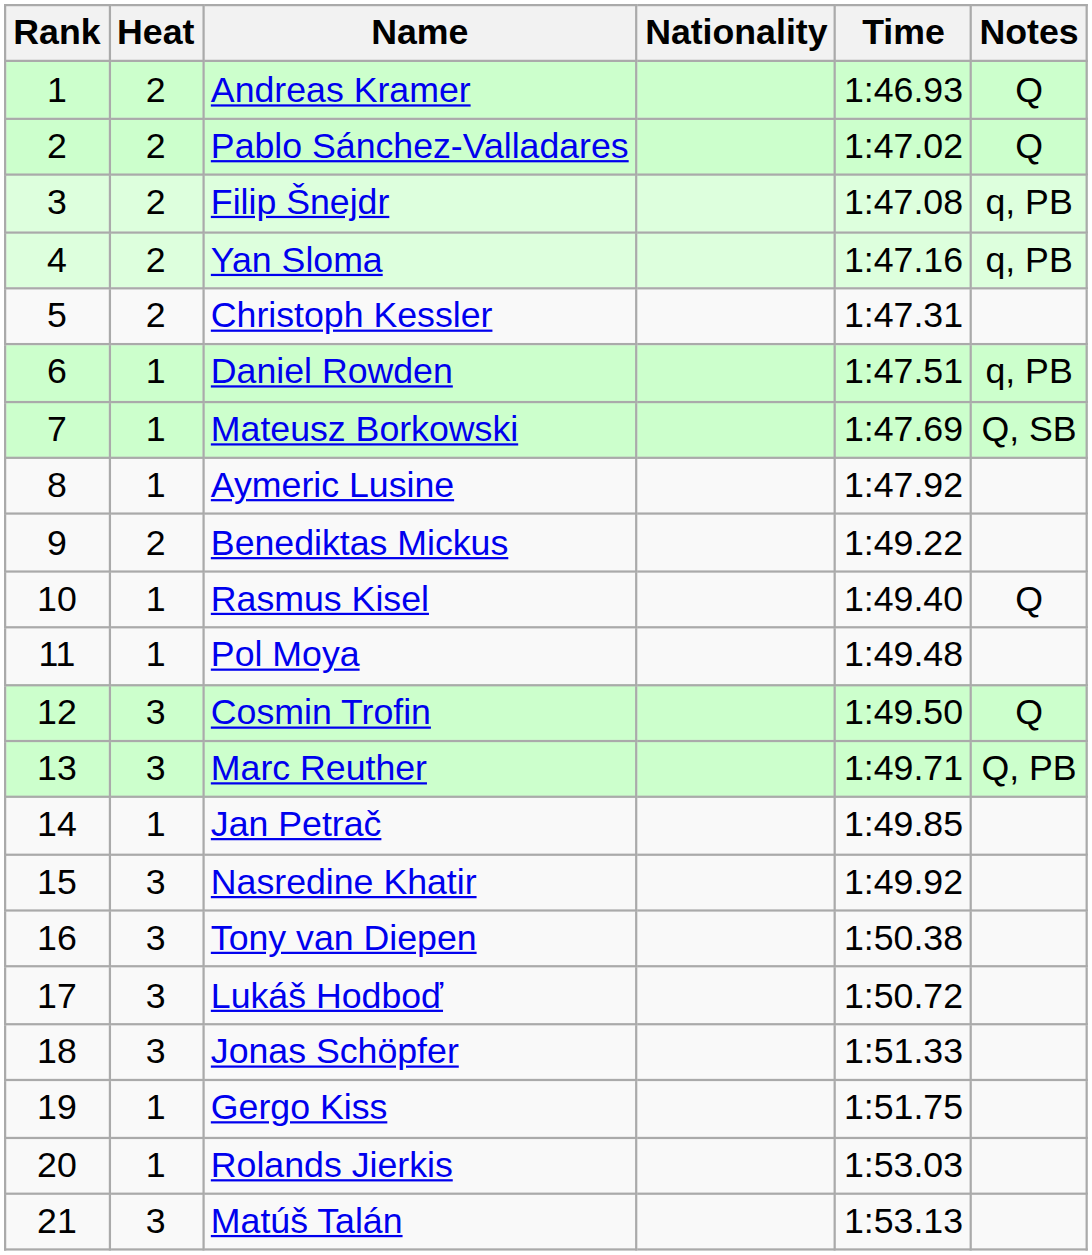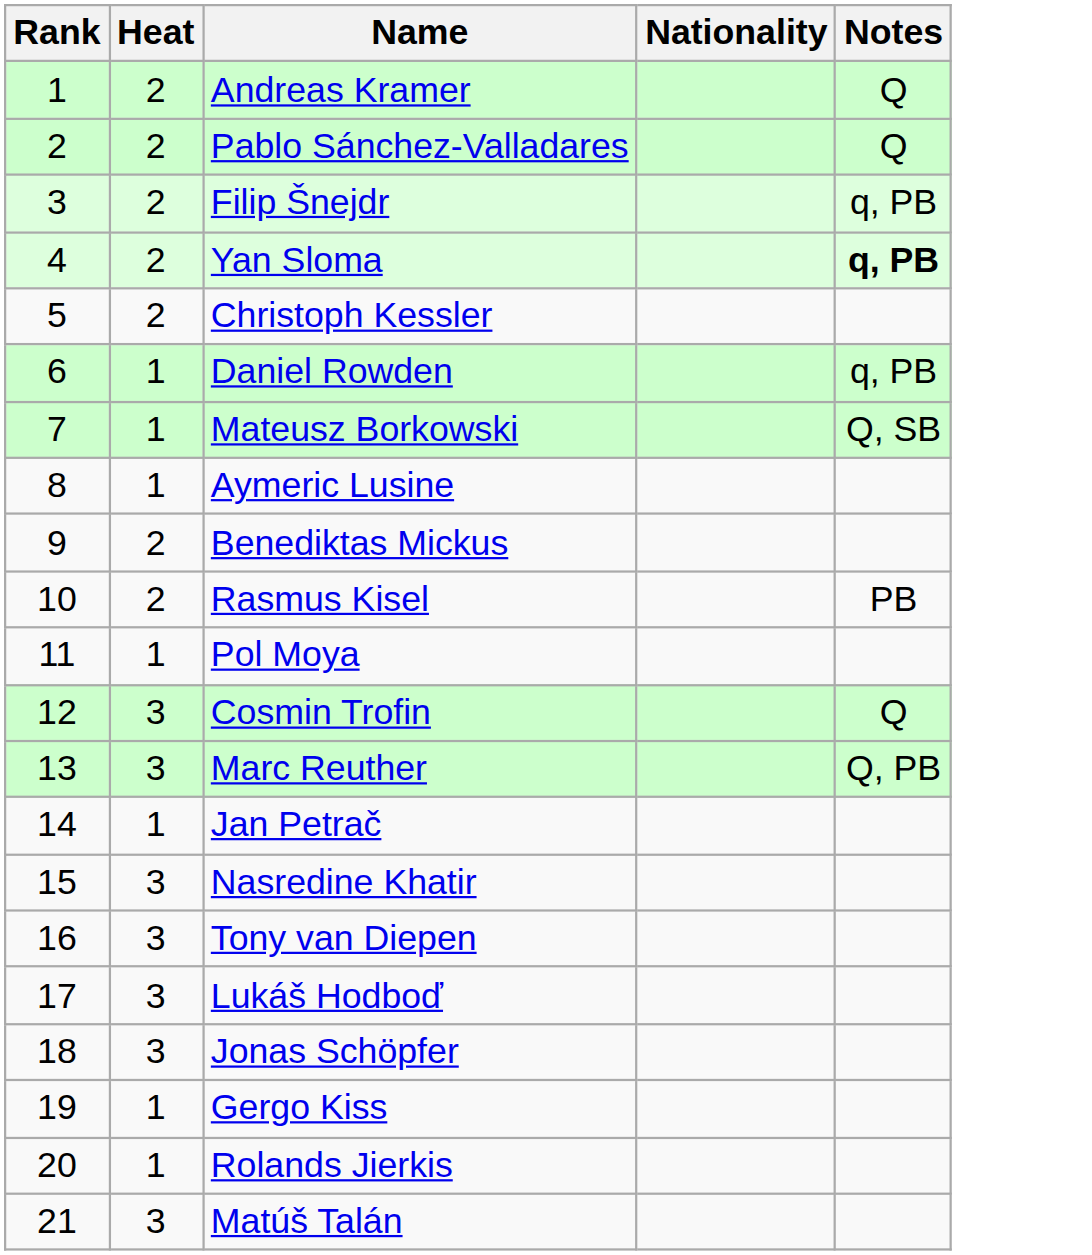- column: (903, 32)
(1029, 259) normal -> (894, 259) bold
(156, 598) 1 -> (156, 598) 2
(1029, 598) Q -> (894, 598) PB
